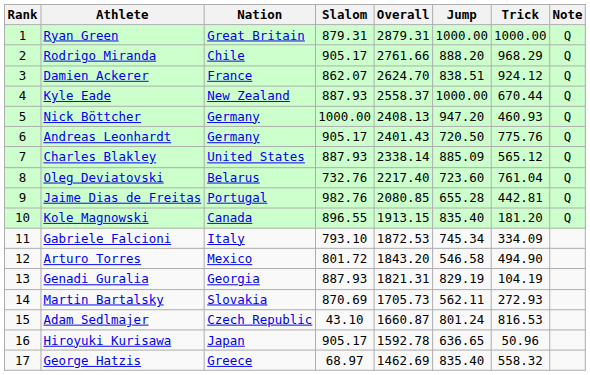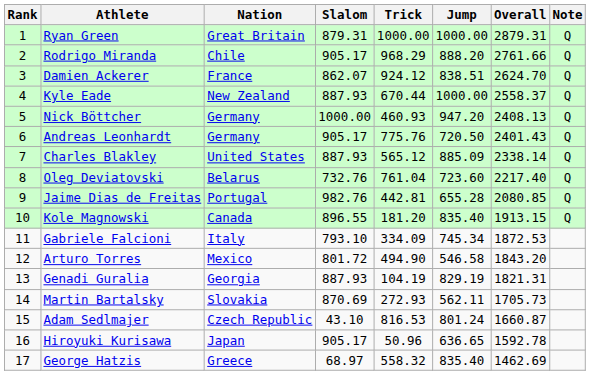columns swapped: (520, 15) <-> (403, 15)
